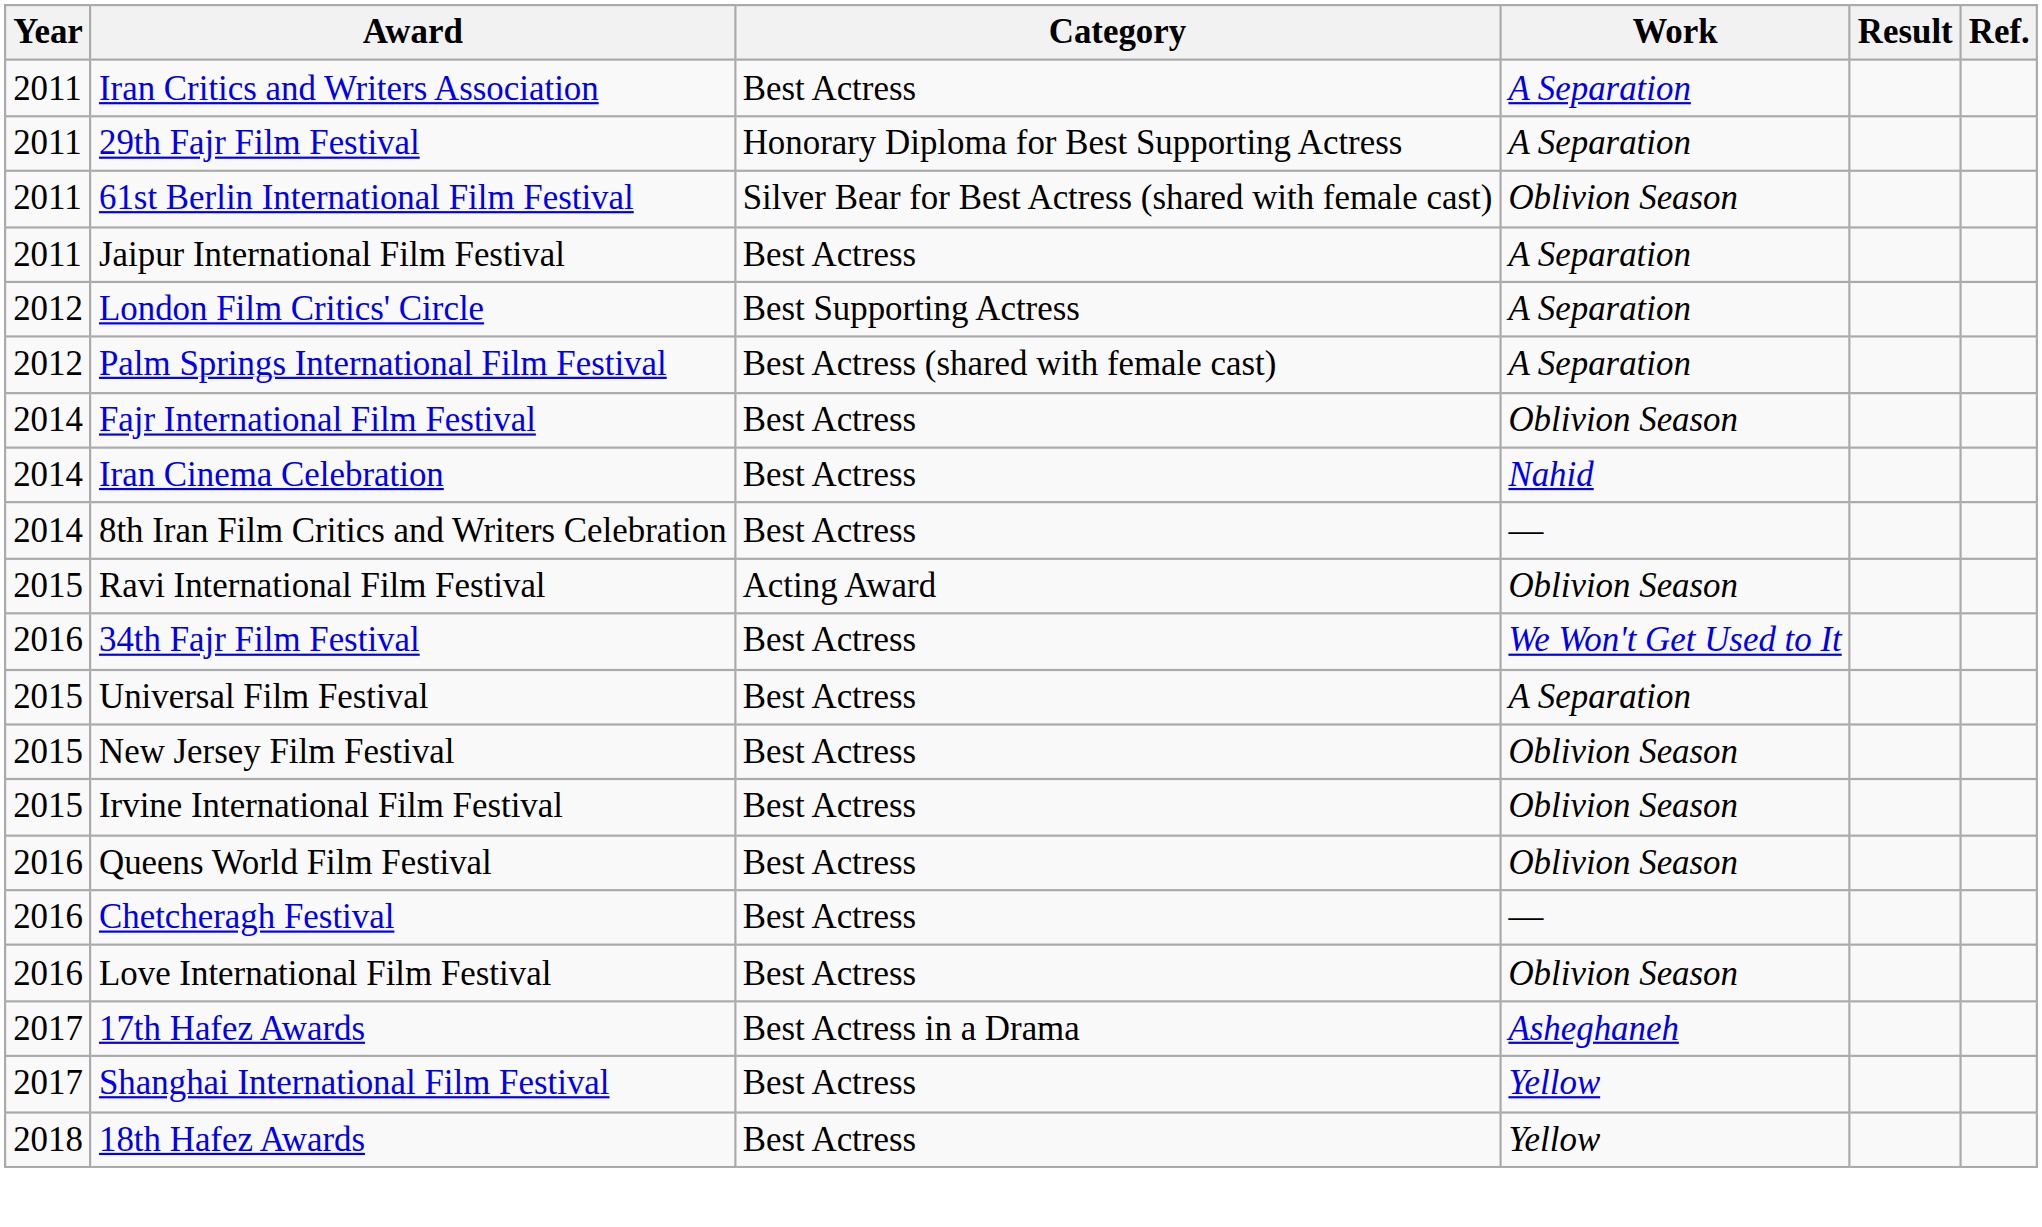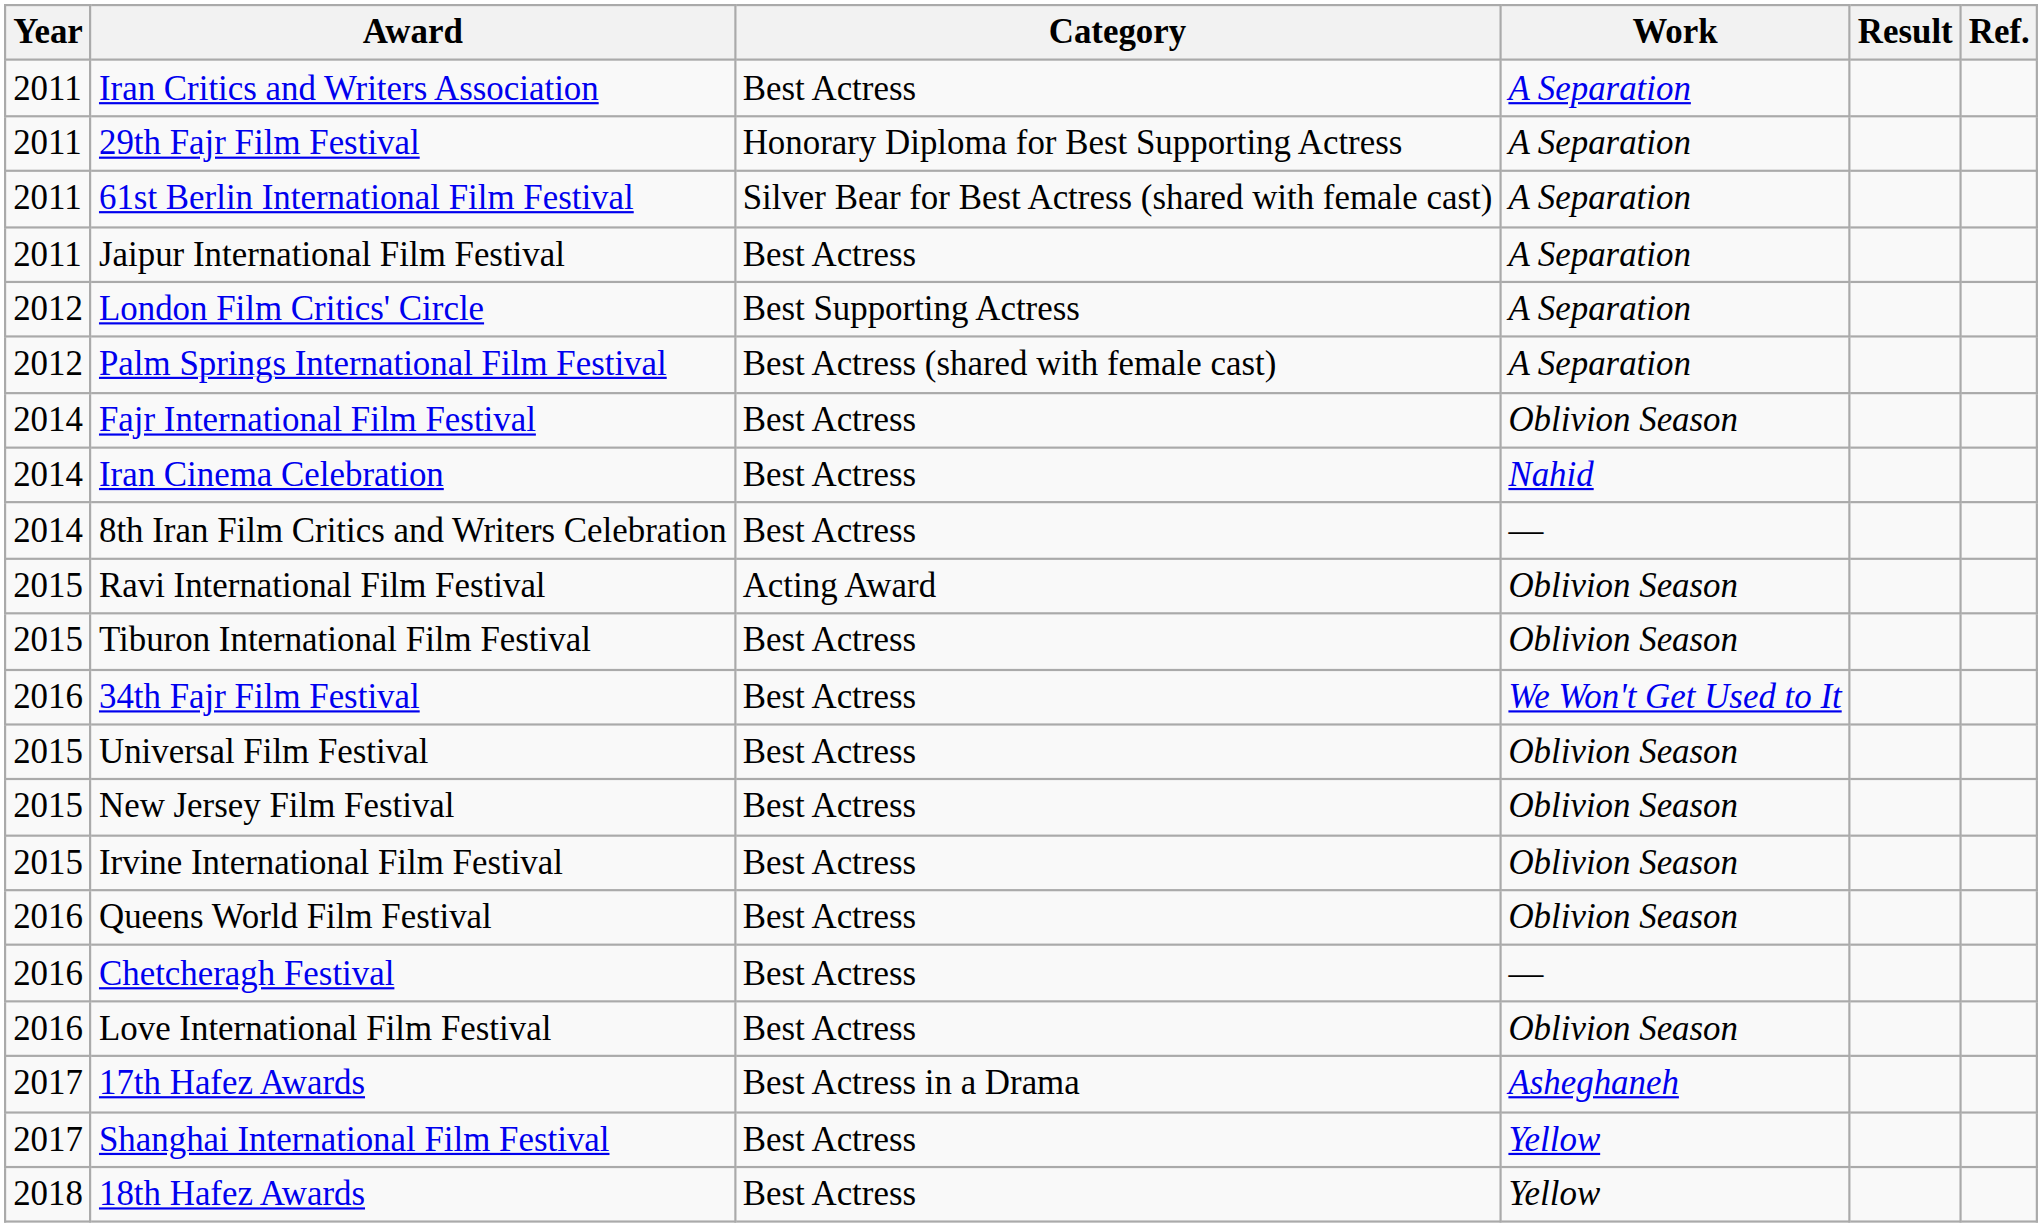(1623, 198) Oblivion Season -> (1600, 198) A Separation
+ row: (345, 640)
(1600, 695) A Separation -> (1623, 751) Oblivion Season
